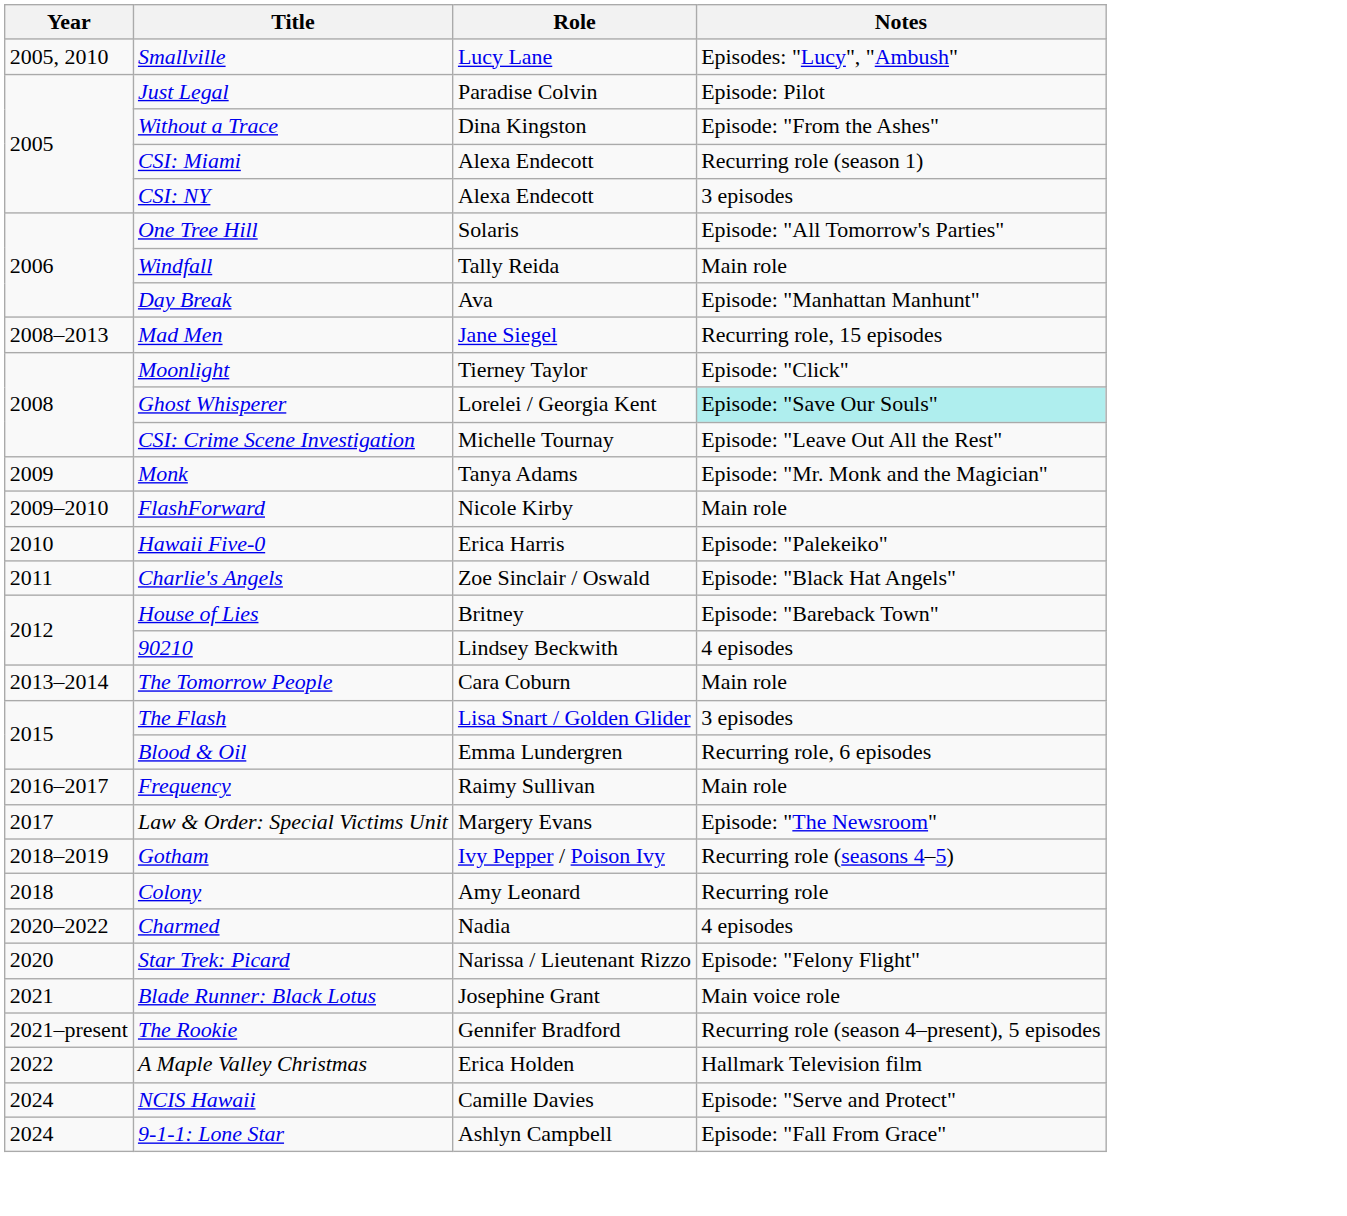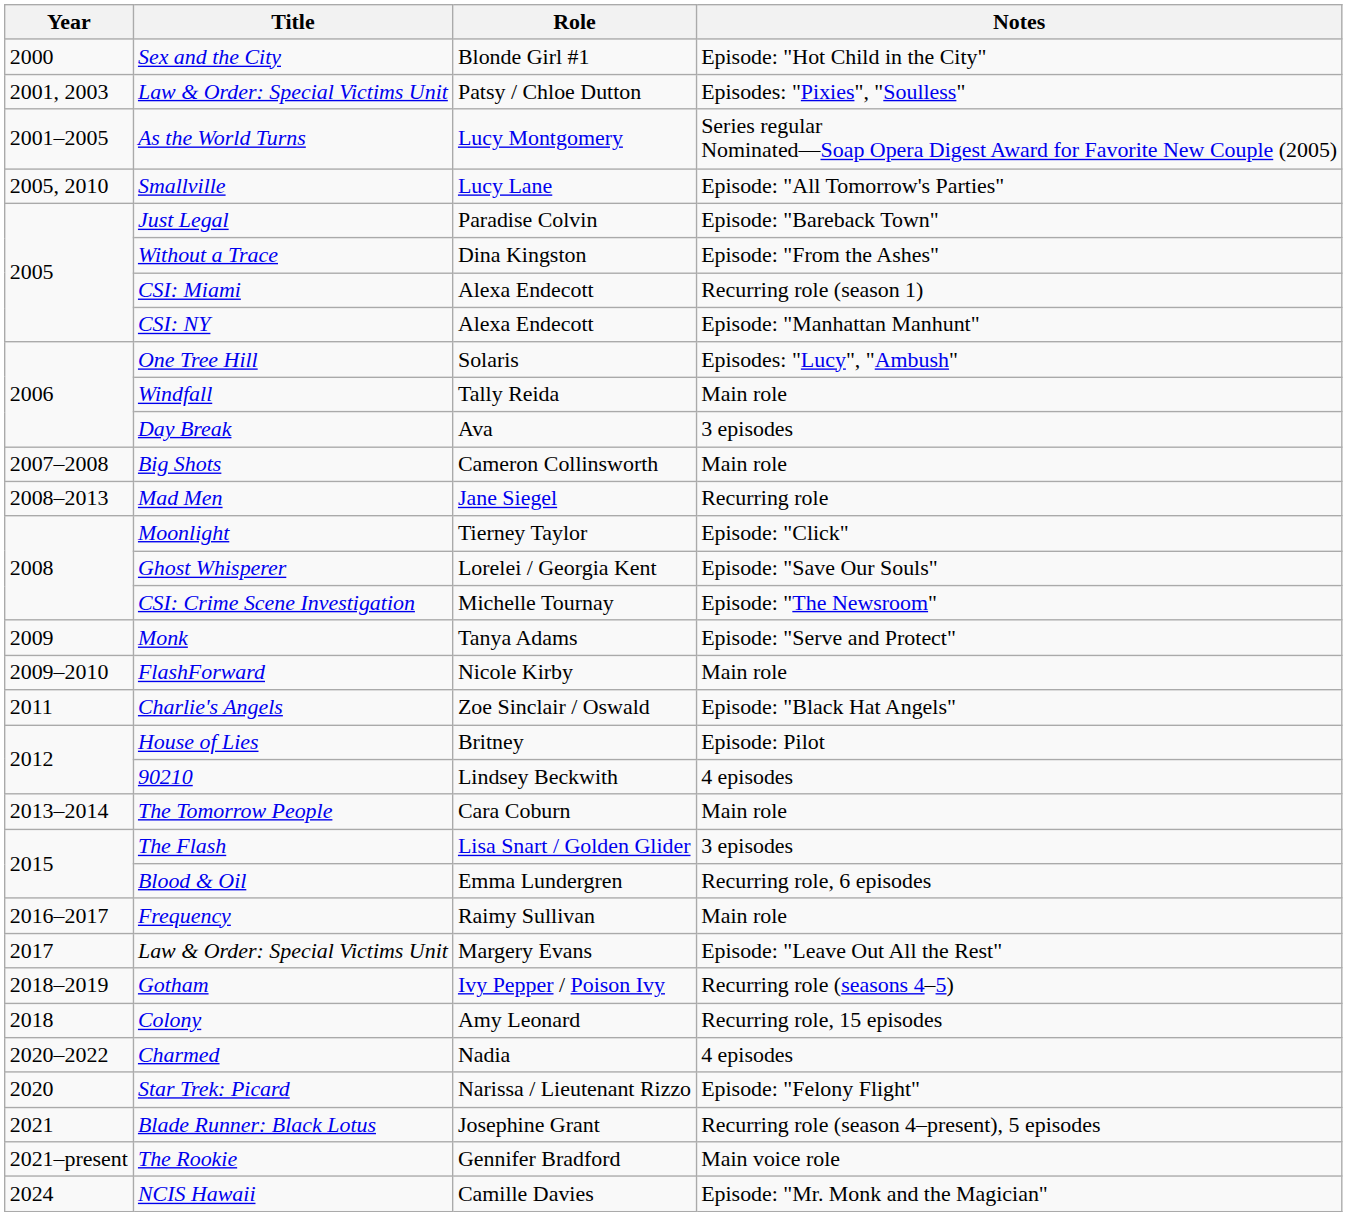+ row: (209, 56)
+ row: (293, 91)
+ row: (222, 138)
(830, 56) Episodes: "Lucy", "Ambush" -> (853, 185) Episode: "All Tomorrow's Parties"
(763, 91) Episode: Pilot -> (820, 220) Episode: "Bareback Town"
(747, 195) 3 episodes -> (840, 324) Episode: "Manhattan Manhunt"
(853, 230) Episode: "All Tomorrow's Parties" -> (830, 359) Episodes: "Lucy", "Ambush"
(840, 299) Episode: "Manhattan Manhunt" -> (747, 428) 3 episodes
+ row: (180, 463)
(822, 334) Recurring role, 15 episodes -> (765, 498) Recurring role
(819, 404) paleturquoise background -> (819, 567) no background
(852, 439) Episode: "Leave Out All the Rest" -> (819, 602) Episode: "The Newsroom"
(875, 473) Episode: "Mr. Monk and the Magician" -> (829, 637) Episode: "Serve and Protect"
- row: (202, 543)
(820, 612) Episode: "Bareback Town" -> (763, 741) Episode: Pilot
(819, 821) Episode: "The Newsroom" -> (852, 950) Episode: "Leave Out All the Rest"
(765, 890) Recurring role -> (822, 1019) Recurring role, 15 episodes
(771, 995) Main voice role -> (901, 1124) Recurring role (season 4–present), 5 episodes
(901, 1030) Recurring role (season 4–present), 5 episodes -> (771, 1158) Main voice role
- row: (253, 1064)
(829, 1099) Episode: "Serve and Protect" -> (875, 1193) Episode: "Mr. Monk and the Magician"
- row: (211, 1134)
